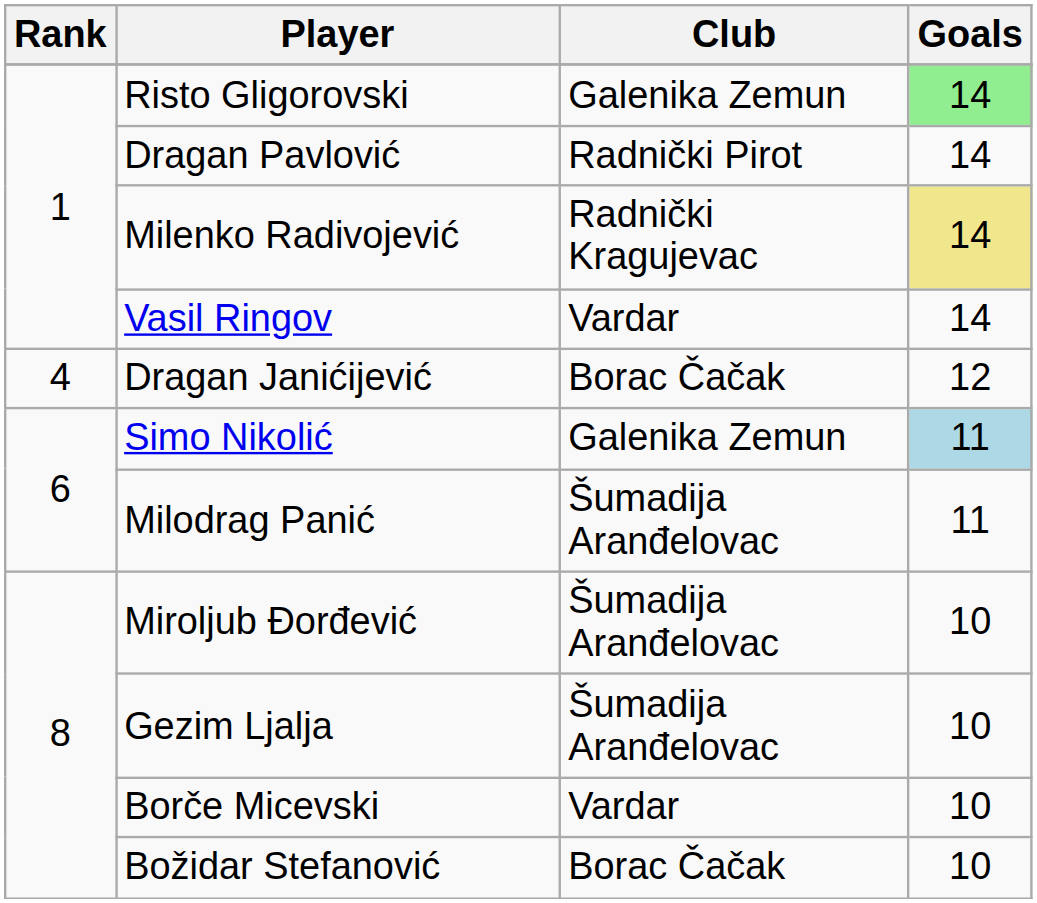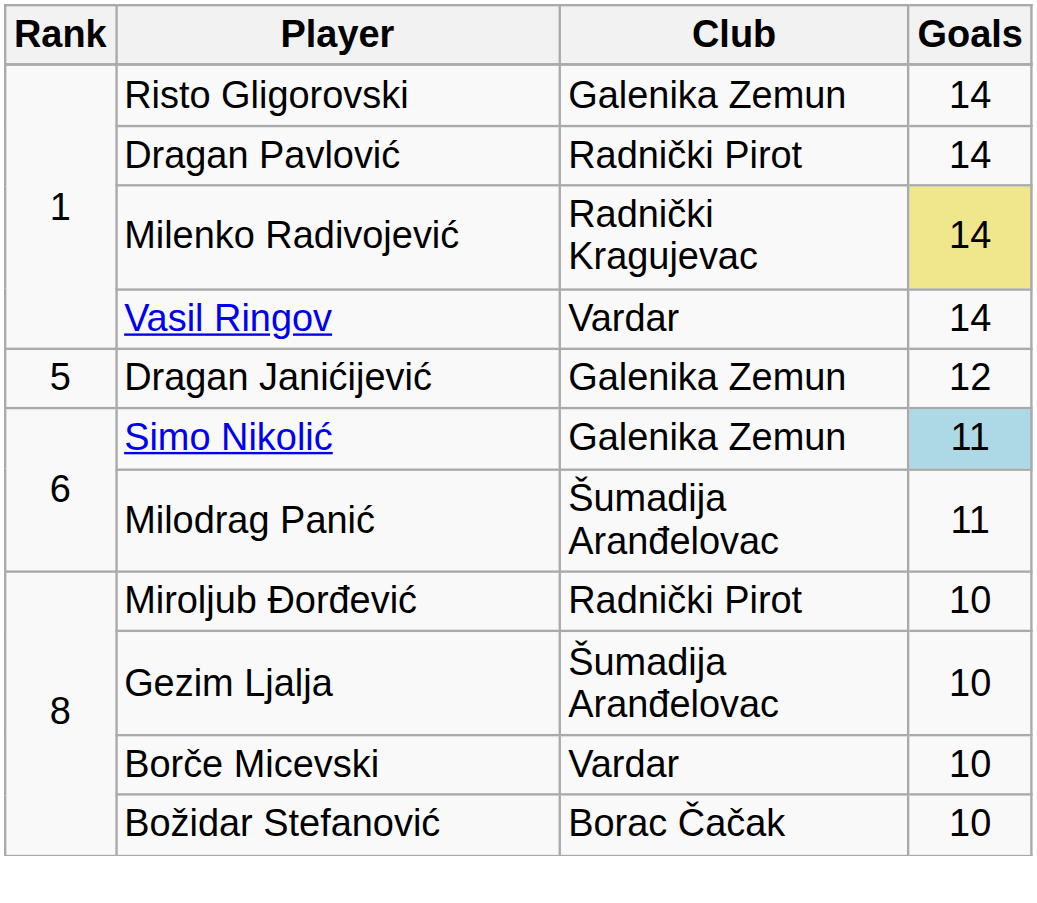(970, 94) lightgreen background -> (970, 94) no background
(60, 377) 4 -> (60, 377) 5
(677, 377) Borac Čačak -> (707, 377) Galenika Zemun
(674, 622) Šumadija Aranđelovac -> (685, 600) Radnički Pirot
